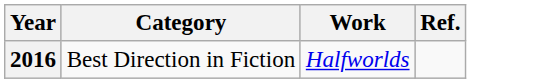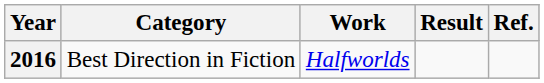+ column: (452, 22)
